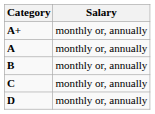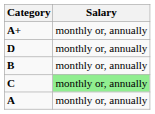rows swapped: (11, 48) <-> (11, 100)
(101, 83) no background -> (101, 83) lightgreen background
